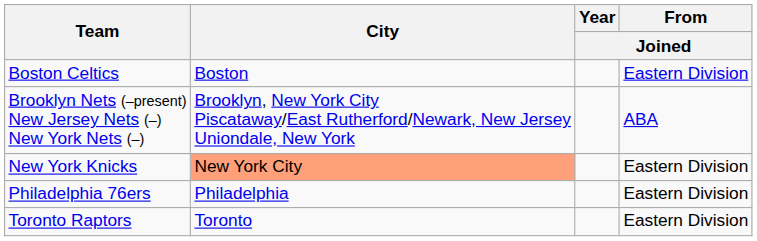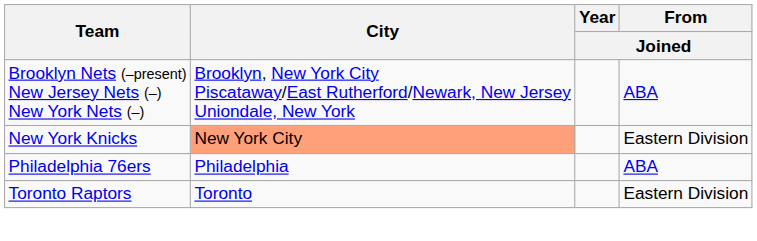- row: (64, 73)
(686, 194) Eastern Division -> (641, 166) ABA
